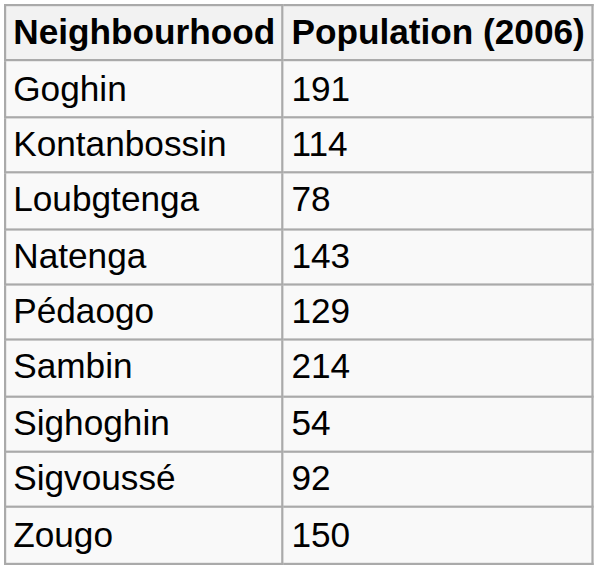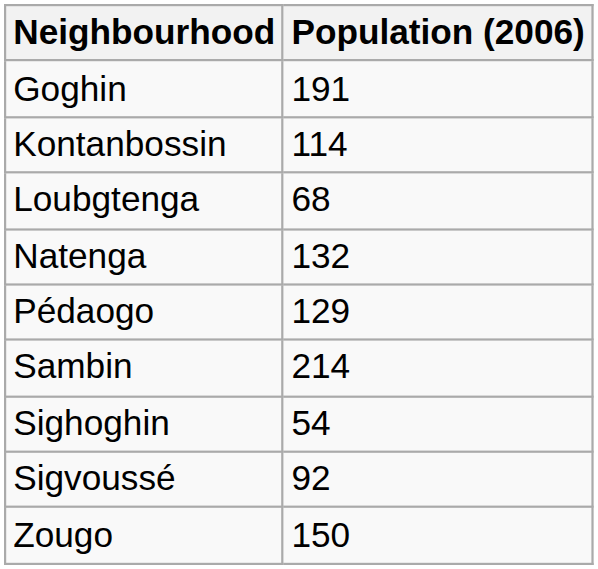(311, 199) 78 -> (311, 199) 68
(321, 255) 143 -> (321, 255) 132
